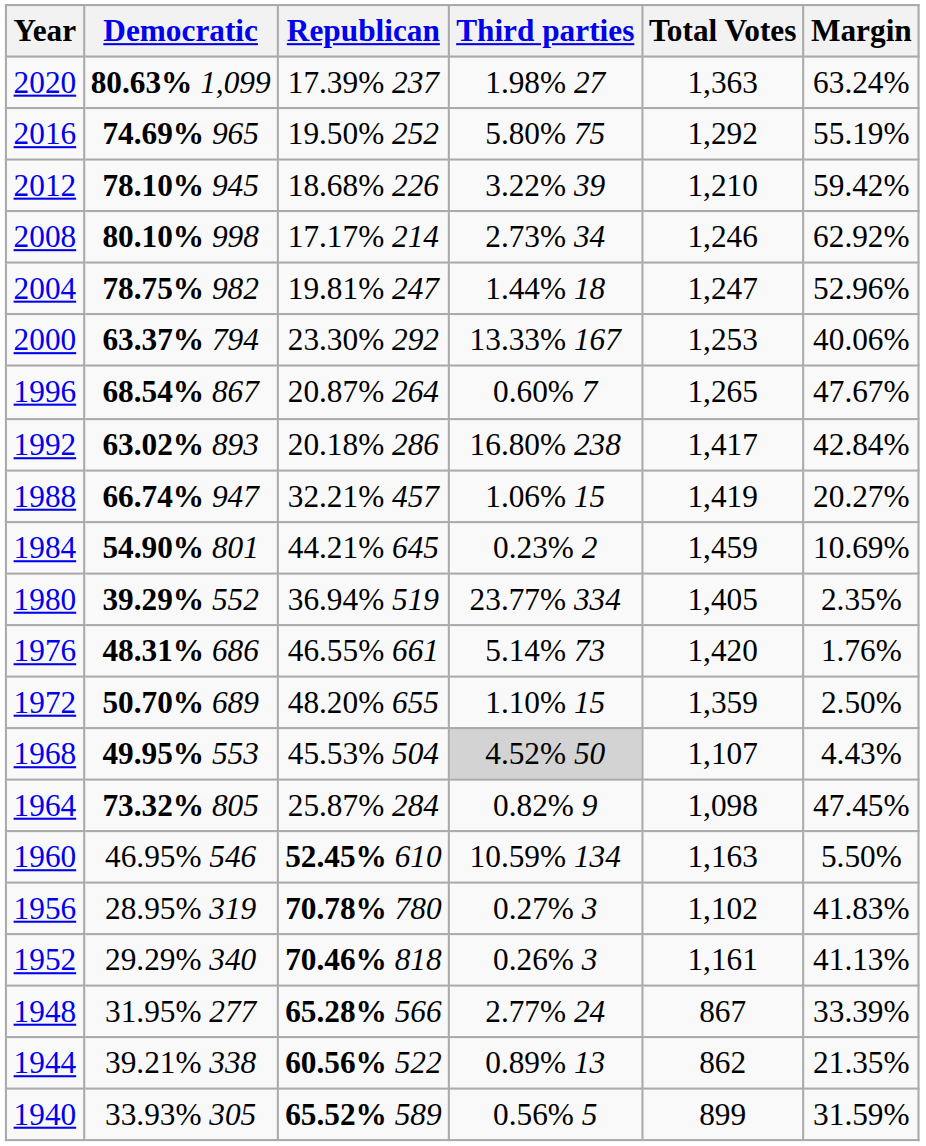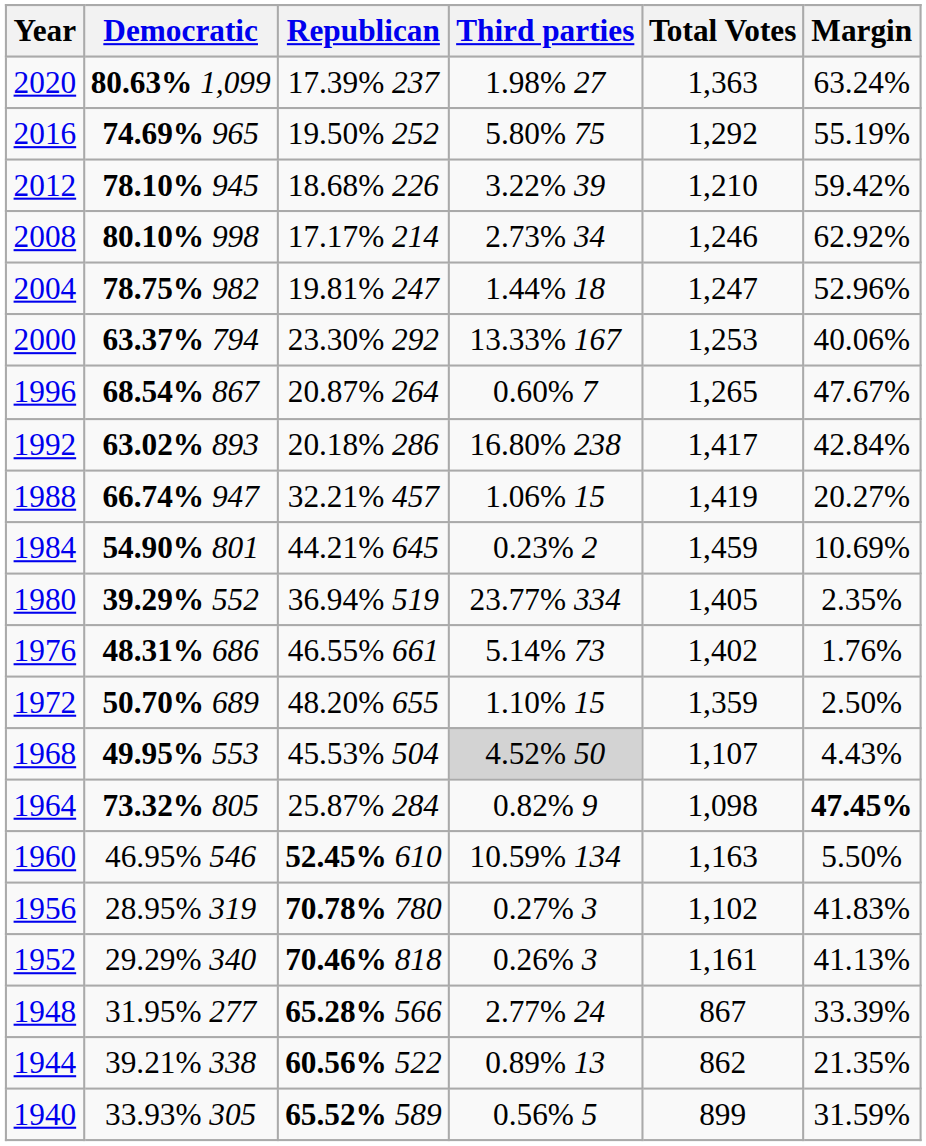(723, 650) 1,420 -> (723, 650) 1,402
(861, 804) normal -> (862, 804) bold
